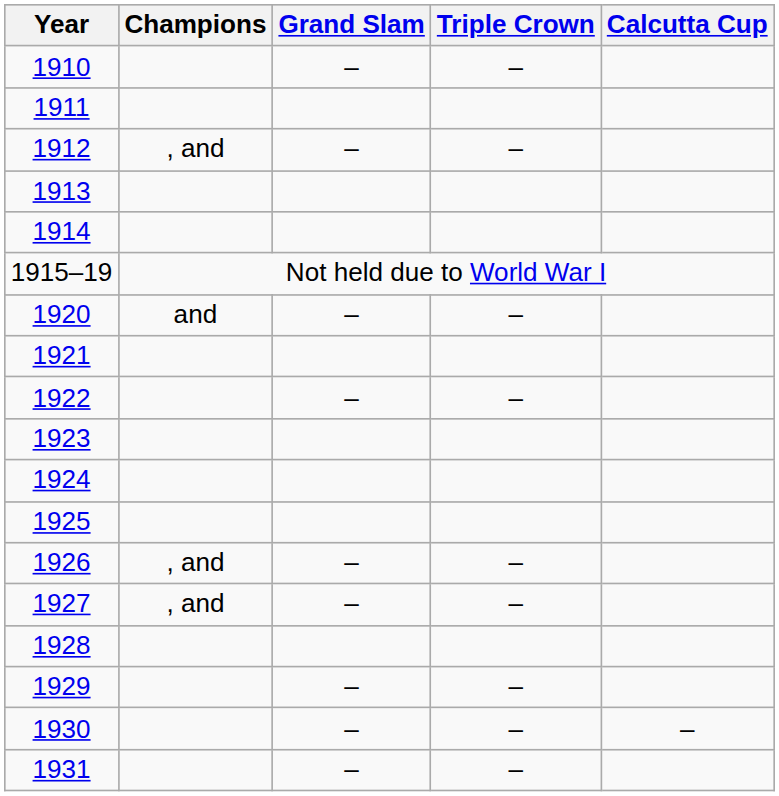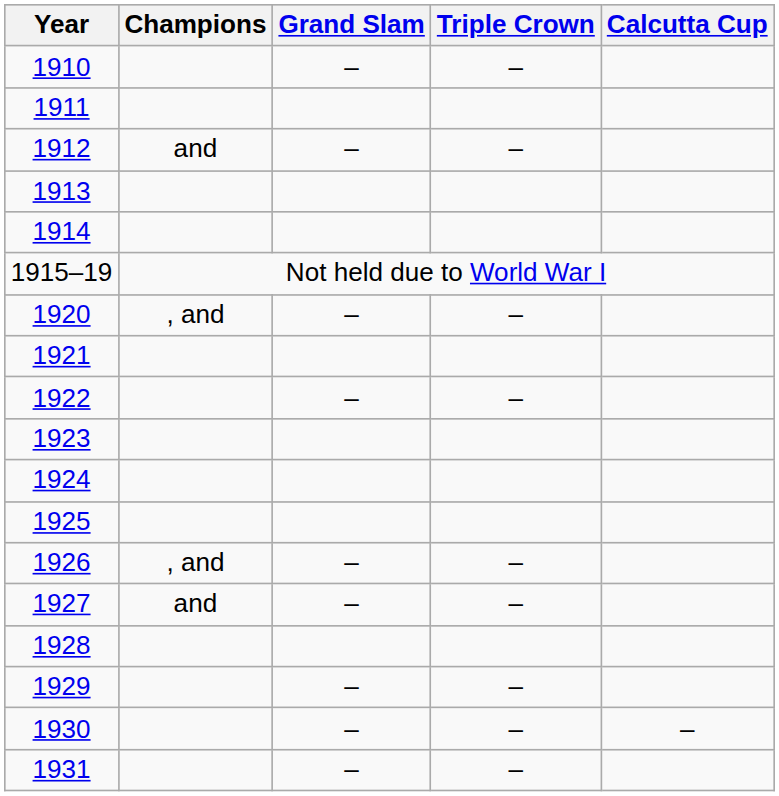(195, 149) , and -> (195, 149) and
(195, 314) and -> (195, 314) , and
(195, 604) , and -> (195, 604) and
